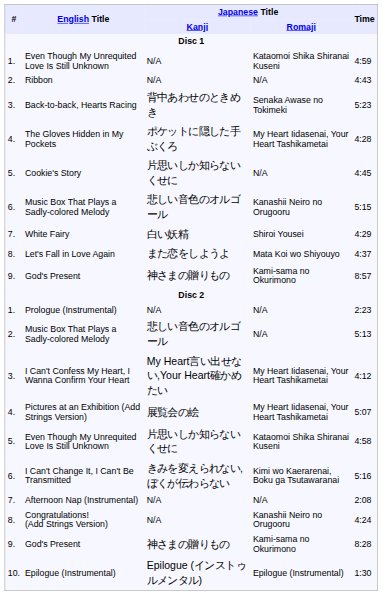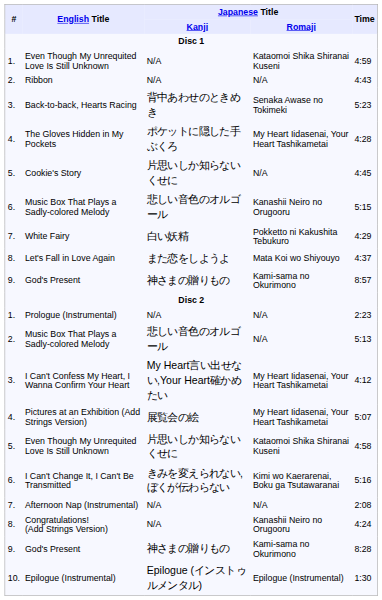(278, 234) Shiroi Yousei -> (295, 236) Pokketto ni Kakushita Tebukuro
